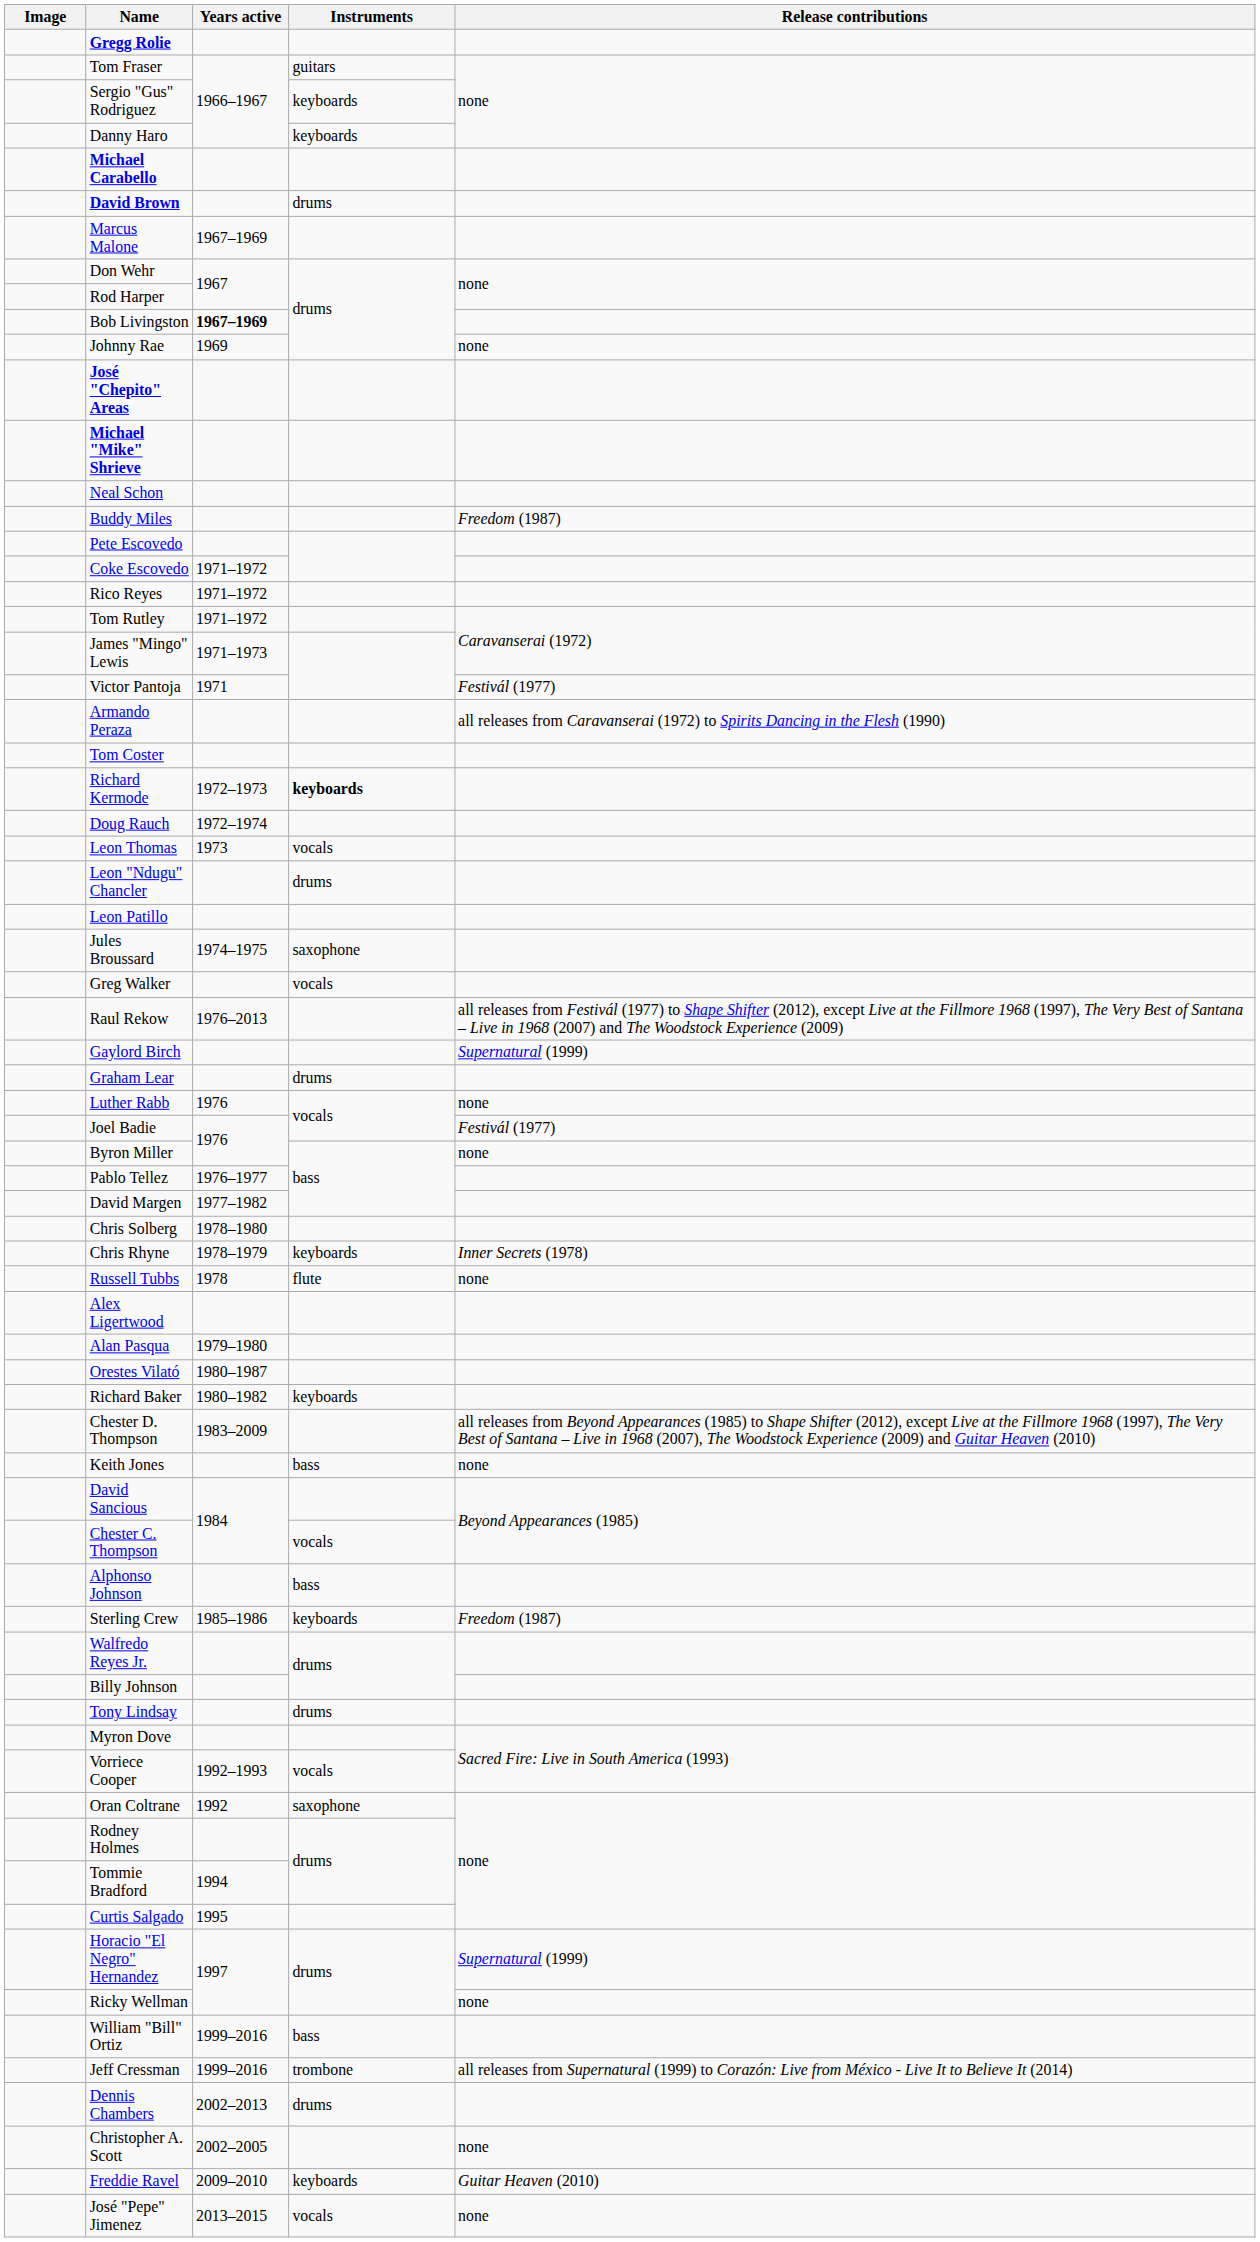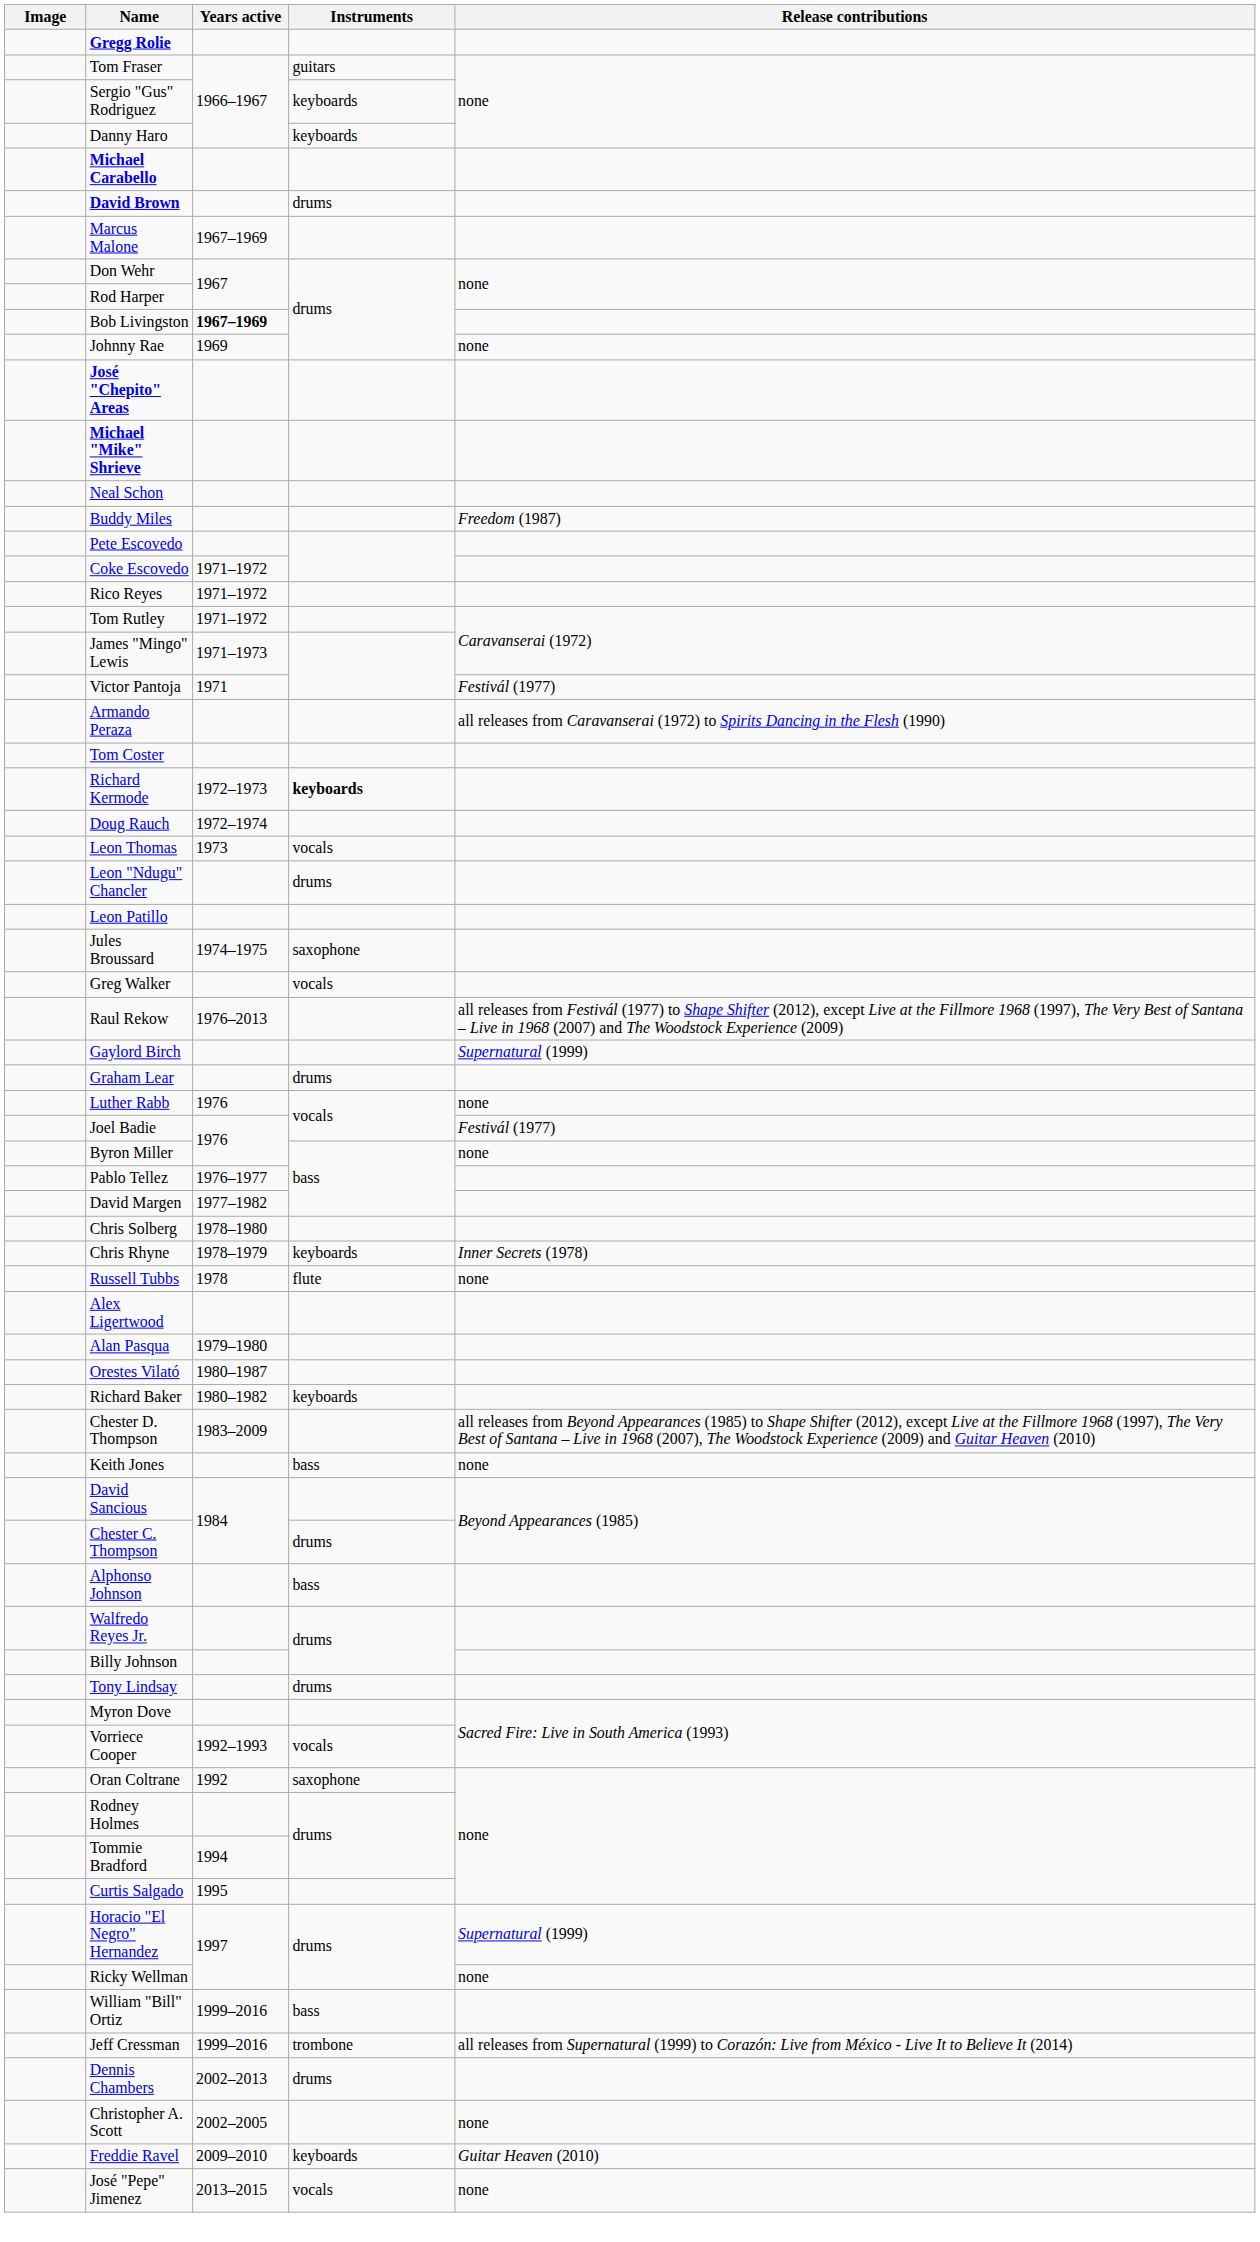(313, 1542) vocals -> (312, 1542) drums
- row: (134, 1619)
